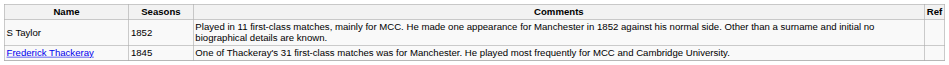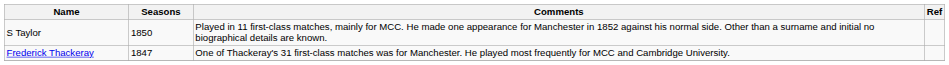(142, 32) 1852 -> (142, 32) 1850
(142, 53) 1845 -> (142, 53) 1847
